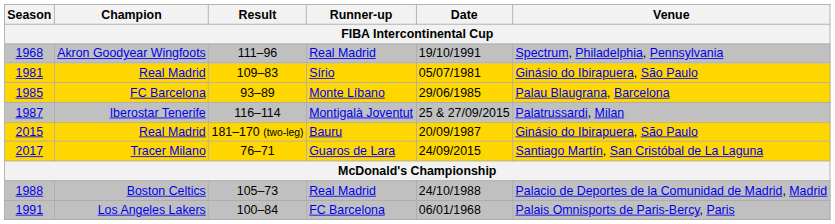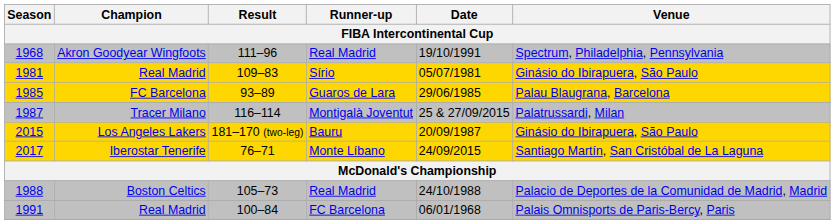(347, 93) Monte Líbano -> (352, 93) Guaros de Lara
(158, 112) Iberostar Tenerife -> (168, 112) Tracer Milano
(172, 132) Real Madrid -> (152, 132) Los Angeles Lakers
(168, 152) Tracer Milano -> (158, 152) Iberostar Tenerife
(352, 152) Guaros de Lara -> (347, 152) Monte Líbano
(152, 210) Los Angeles Lakers -> (172, 210) Real Madrid
